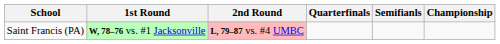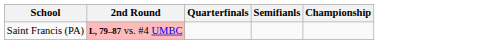- column: (147, 13)
